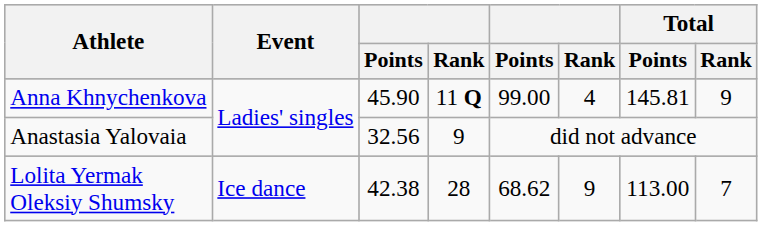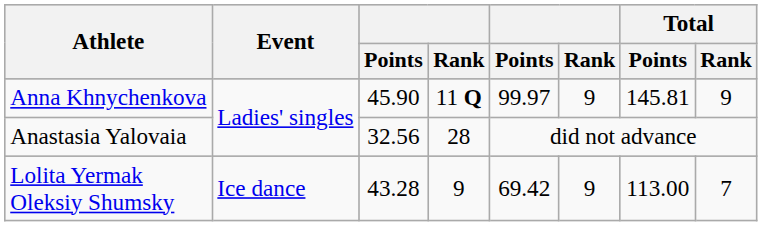(524, 98) 99.00 -> (524, 98) 99.97
(590, 98) 4 -> (590, 98) 9
(459, 136) 9 -> (459, 136) 28
(393, 188) 42.38 -> (393, 188) 43.28
(459, 188) 28 -> (459, 188) 9
(524, 188) 68.62 -> (524, 188) 69.42
